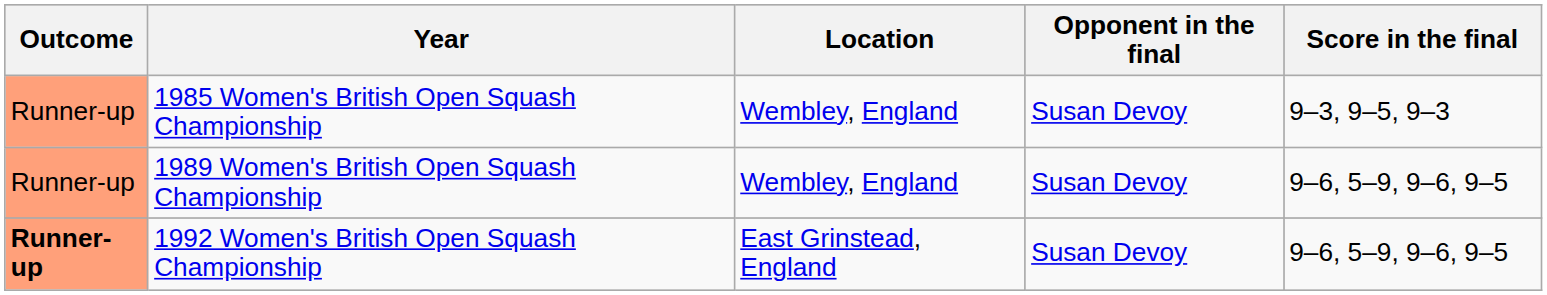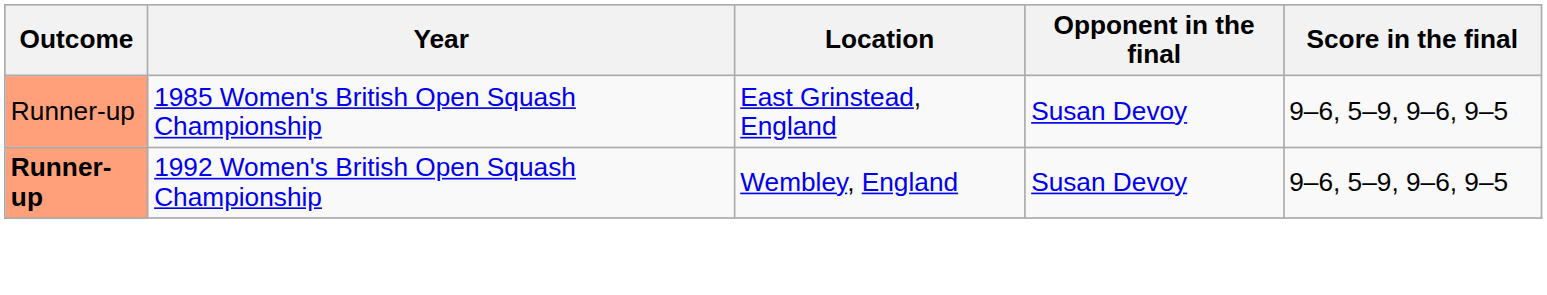(849, 111) Wembley, England -> (831, 111) East Grinstead, England
(1370, 111) 9–3, 9–5, 9–3 -> (1399, 111) 9–6, 5–9, 9–6, 9–5
- row: (365, 182)
(831, 253) East Grinstead, England -> (849, 182) Wembley, England
